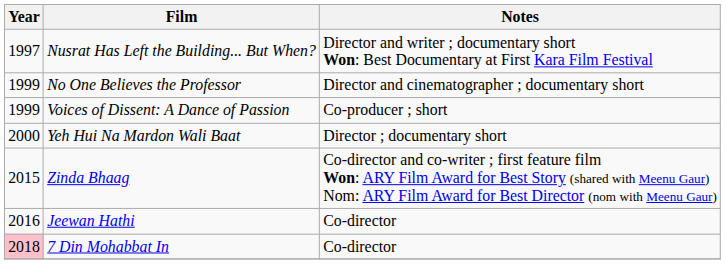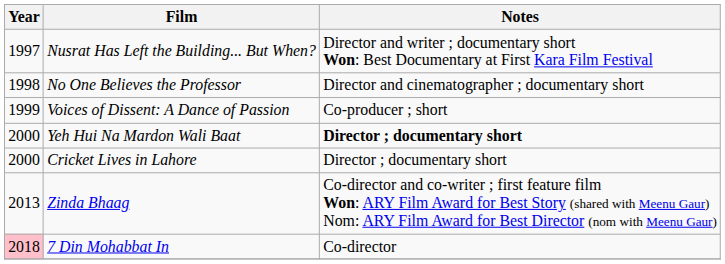(24, 85) 1999 -> (24, 85) 1998
(415, 135) normal -> (423, 135) bold
+ row: (122, 160)
(24, 178) 2015 -> (24, 203) 2013
- row: (91, 221)
